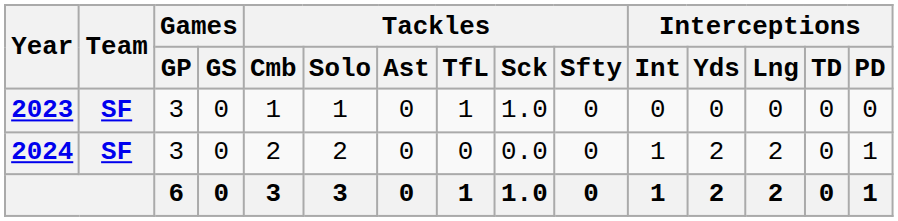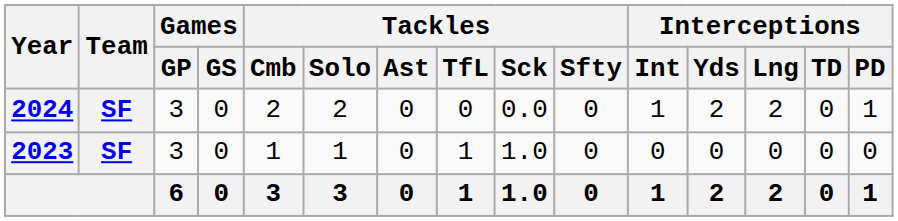rows swapped: (42, 110) <-> (42, 153)
